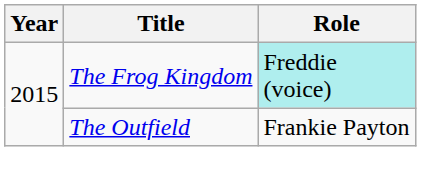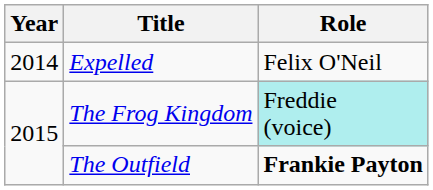+ row: (111, 61)
(337, 126) normal -> (343, 164) bold
